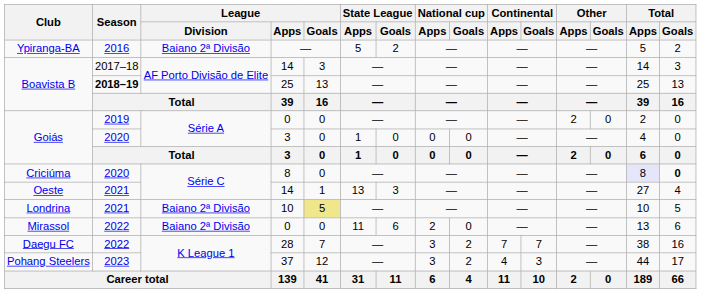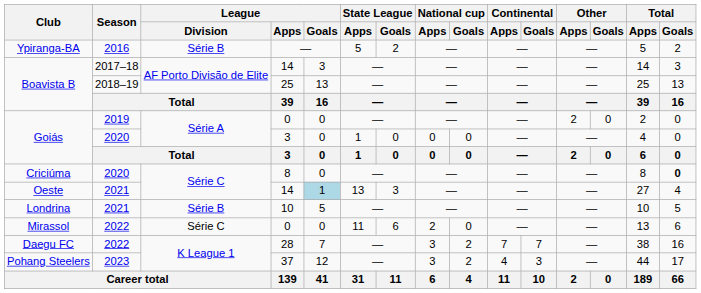(206, 48) Baiano 2ª Divisão -> (206, 48) Série B
(117, 84) bold -> (117, 84) normal
(643, 173) lavender background -> (643, 173) no background
(322, 191) no background -> (322, 191) lightblue background
(206, 208) Baiano 2ª Divisão -> (206, 208) Série B
(322, 208) khaki background -> (322, 208) no background
(206, 226) Baiano 2ª Divisão -> (206, 226) Série C
